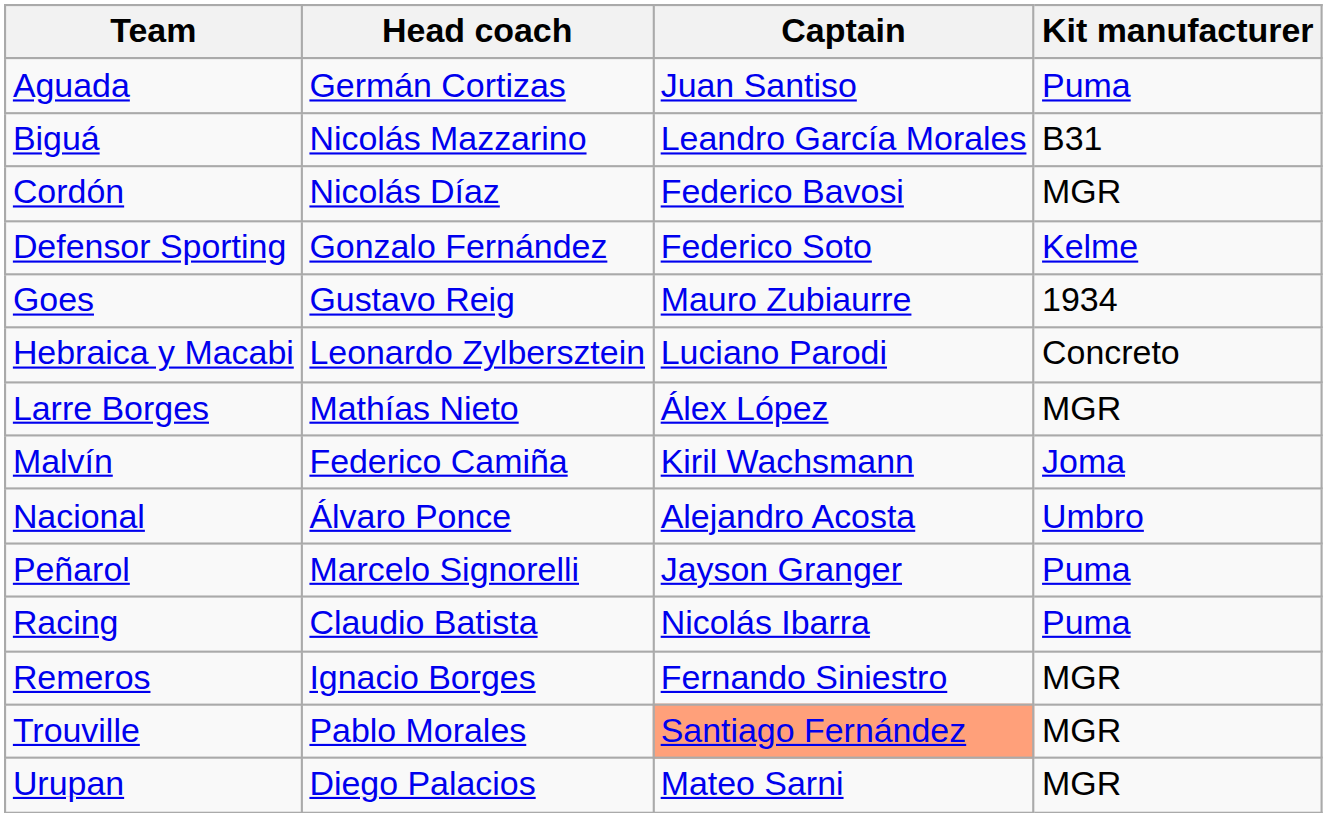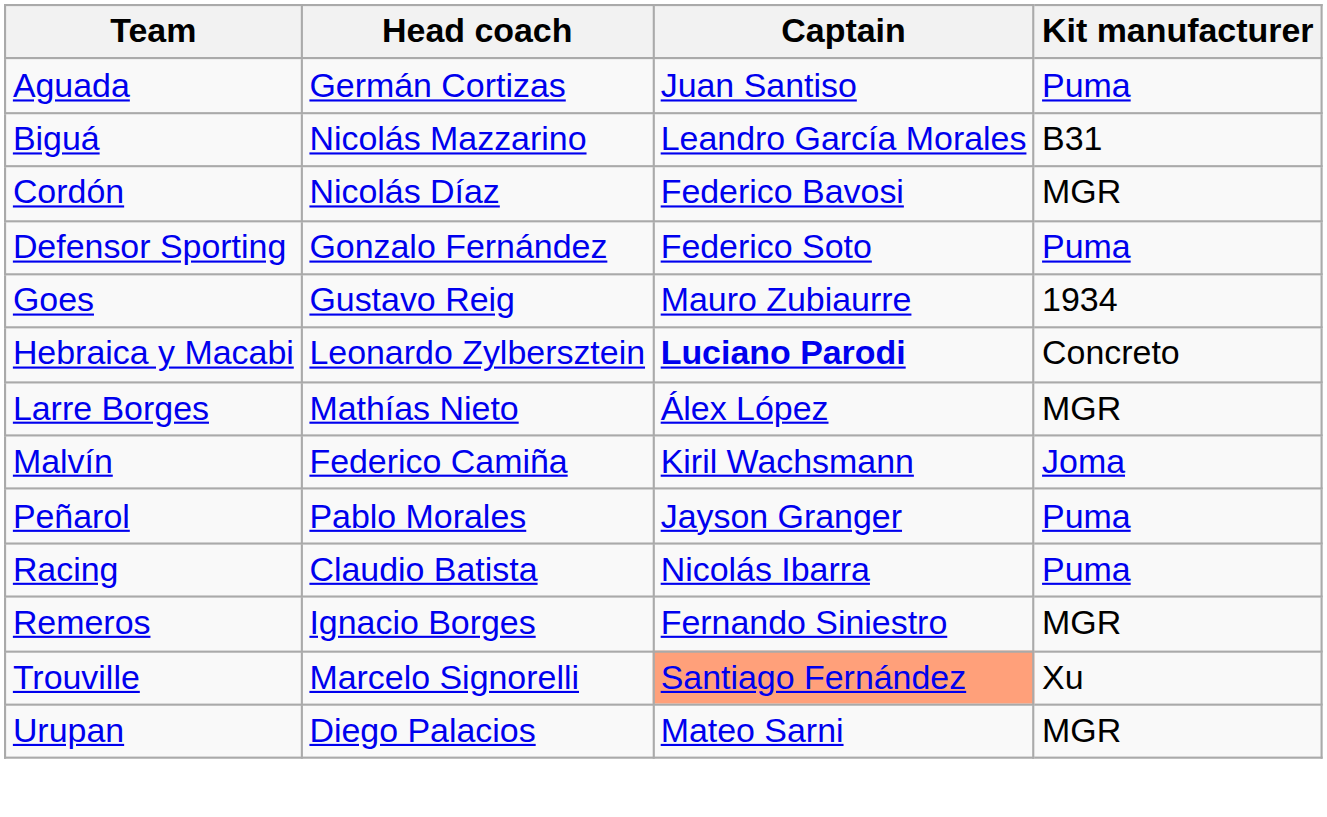(1090, 246) Kelme -> (1086, 246) Puma
(774, 354) normal -> (783, 354) bold
- row: (79, 515)
(444, 569) Marcelo Signorelli -> (418, 515) Pablo Morales
(418, 730) Pablo Morales -> (444, 676) Marcelo Signorelli
(1082, 730) MGR -> (1063, 676) Xu
